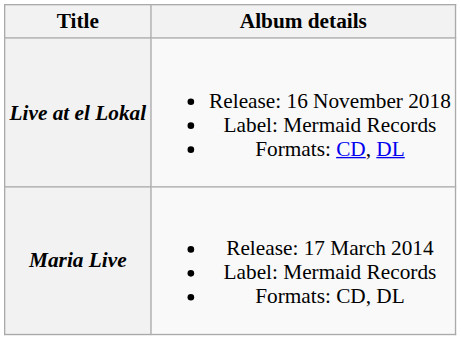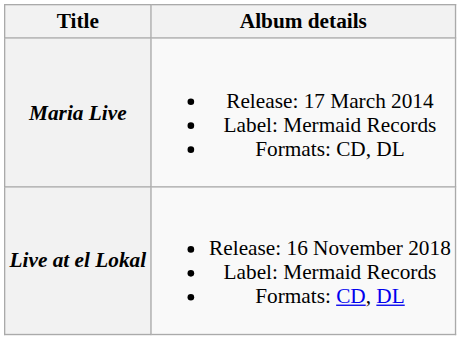rows swapped: (78, 260) <-> (78, 112)
